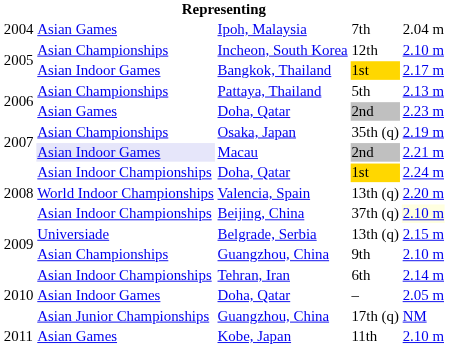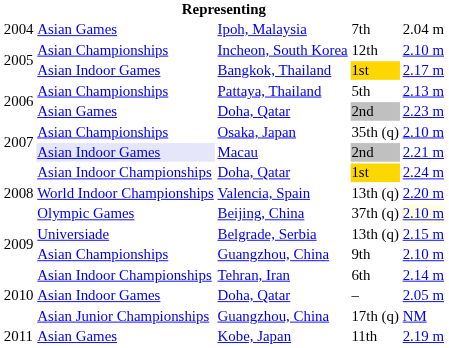(423, 131) 2.19 m -> (423, 131) 2.10 m
(124, 213) Asian Indoor Championships -> (86, 213) Olympic Games
(423, 336) 2.10 m -> (423, 336) 2.19 m
